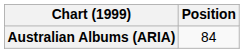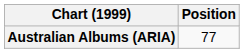(209, 37) 84 -> (209, 37) 77
